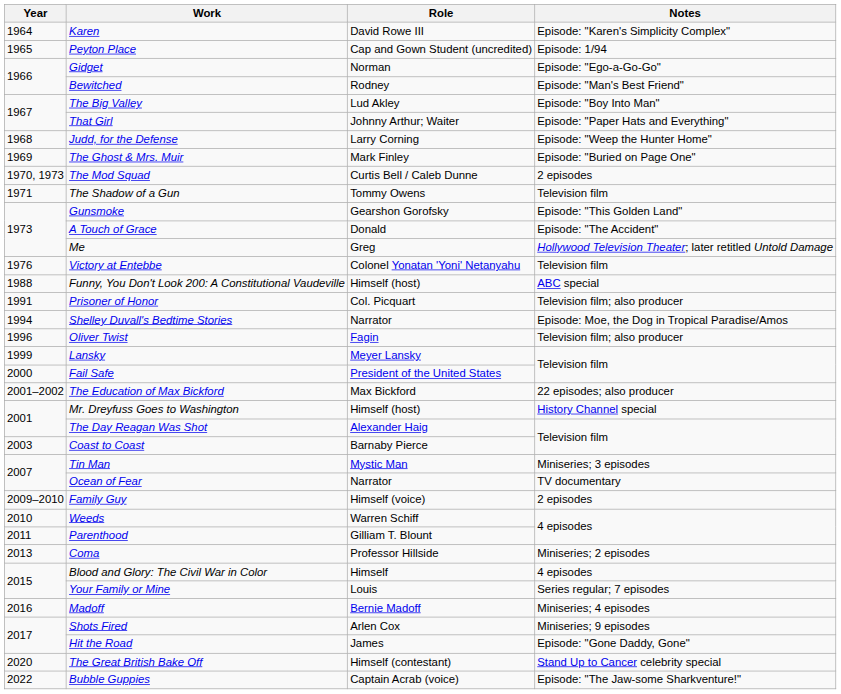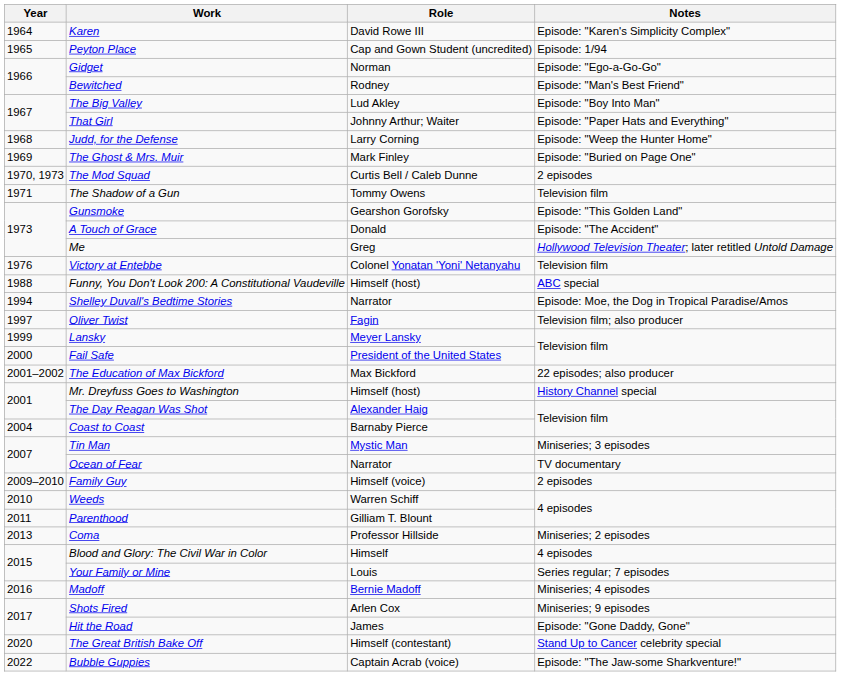- row: (114, 301)
(20, 337) 1996 -> (20, 319) 1997
(20, 445) 2003 -> (20, 427) 2004
